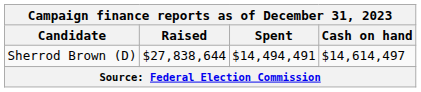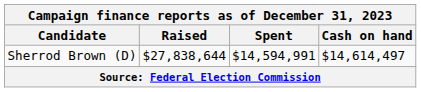(274, 56) $14,494,491 -> (274, 56) $14,594,991
